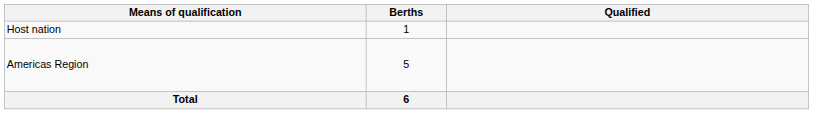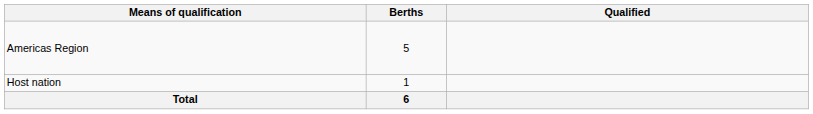rows swapped: (34, 30) <-> (48, 65)
